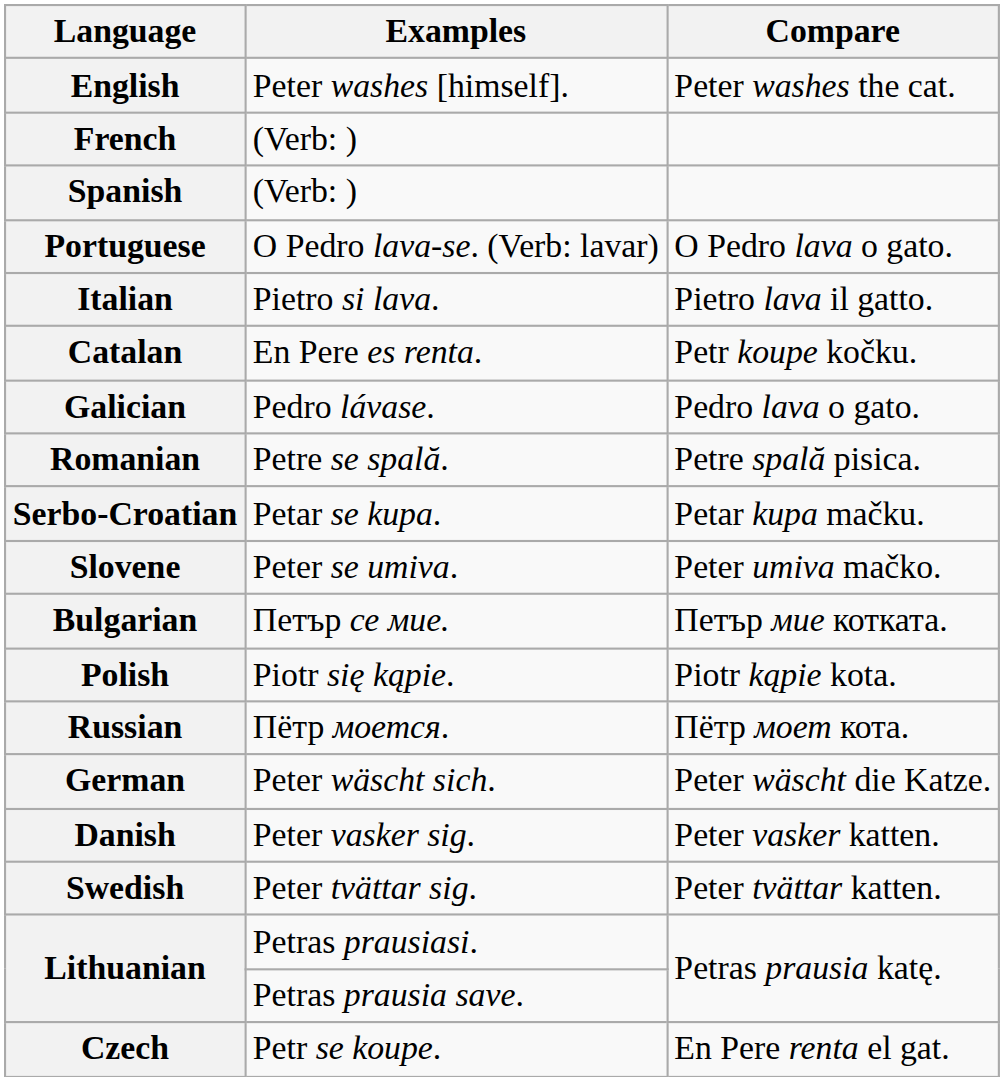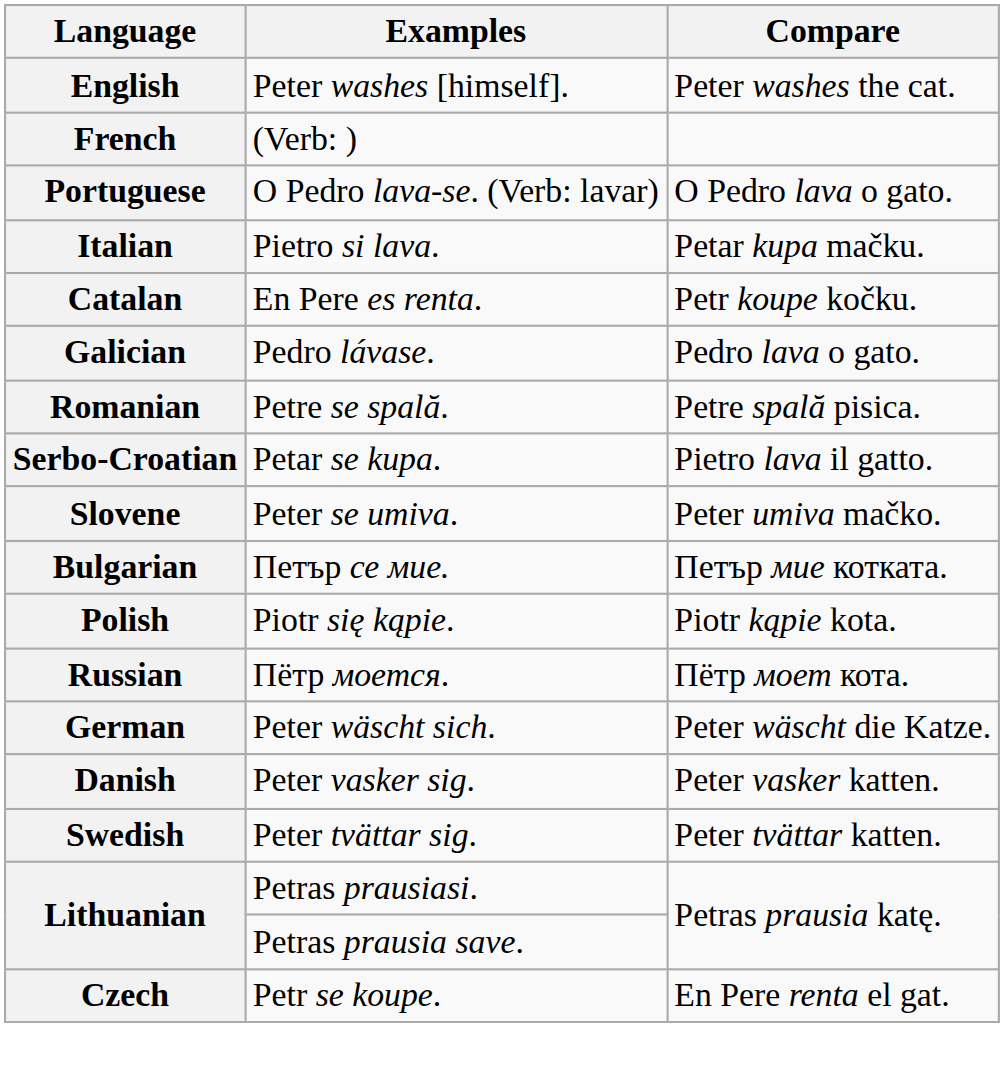- row: (125, 191)
(804, 298) Pietro lava il gatto. -> (800, 245) Petar kupa mačku.
(800, 513) Petar kupa mačku. -> (804, 459) Pietro lava il gatto.
